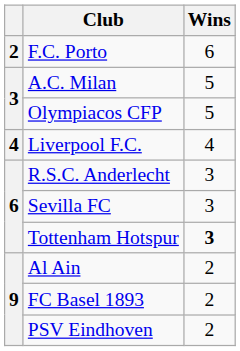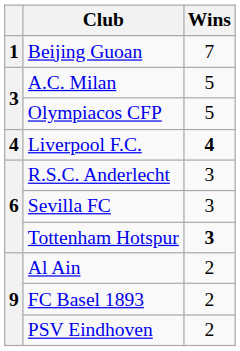+ row: (85, 51)
- row: (67, 51)
(209, 144) normal -> (209, 144) bold
